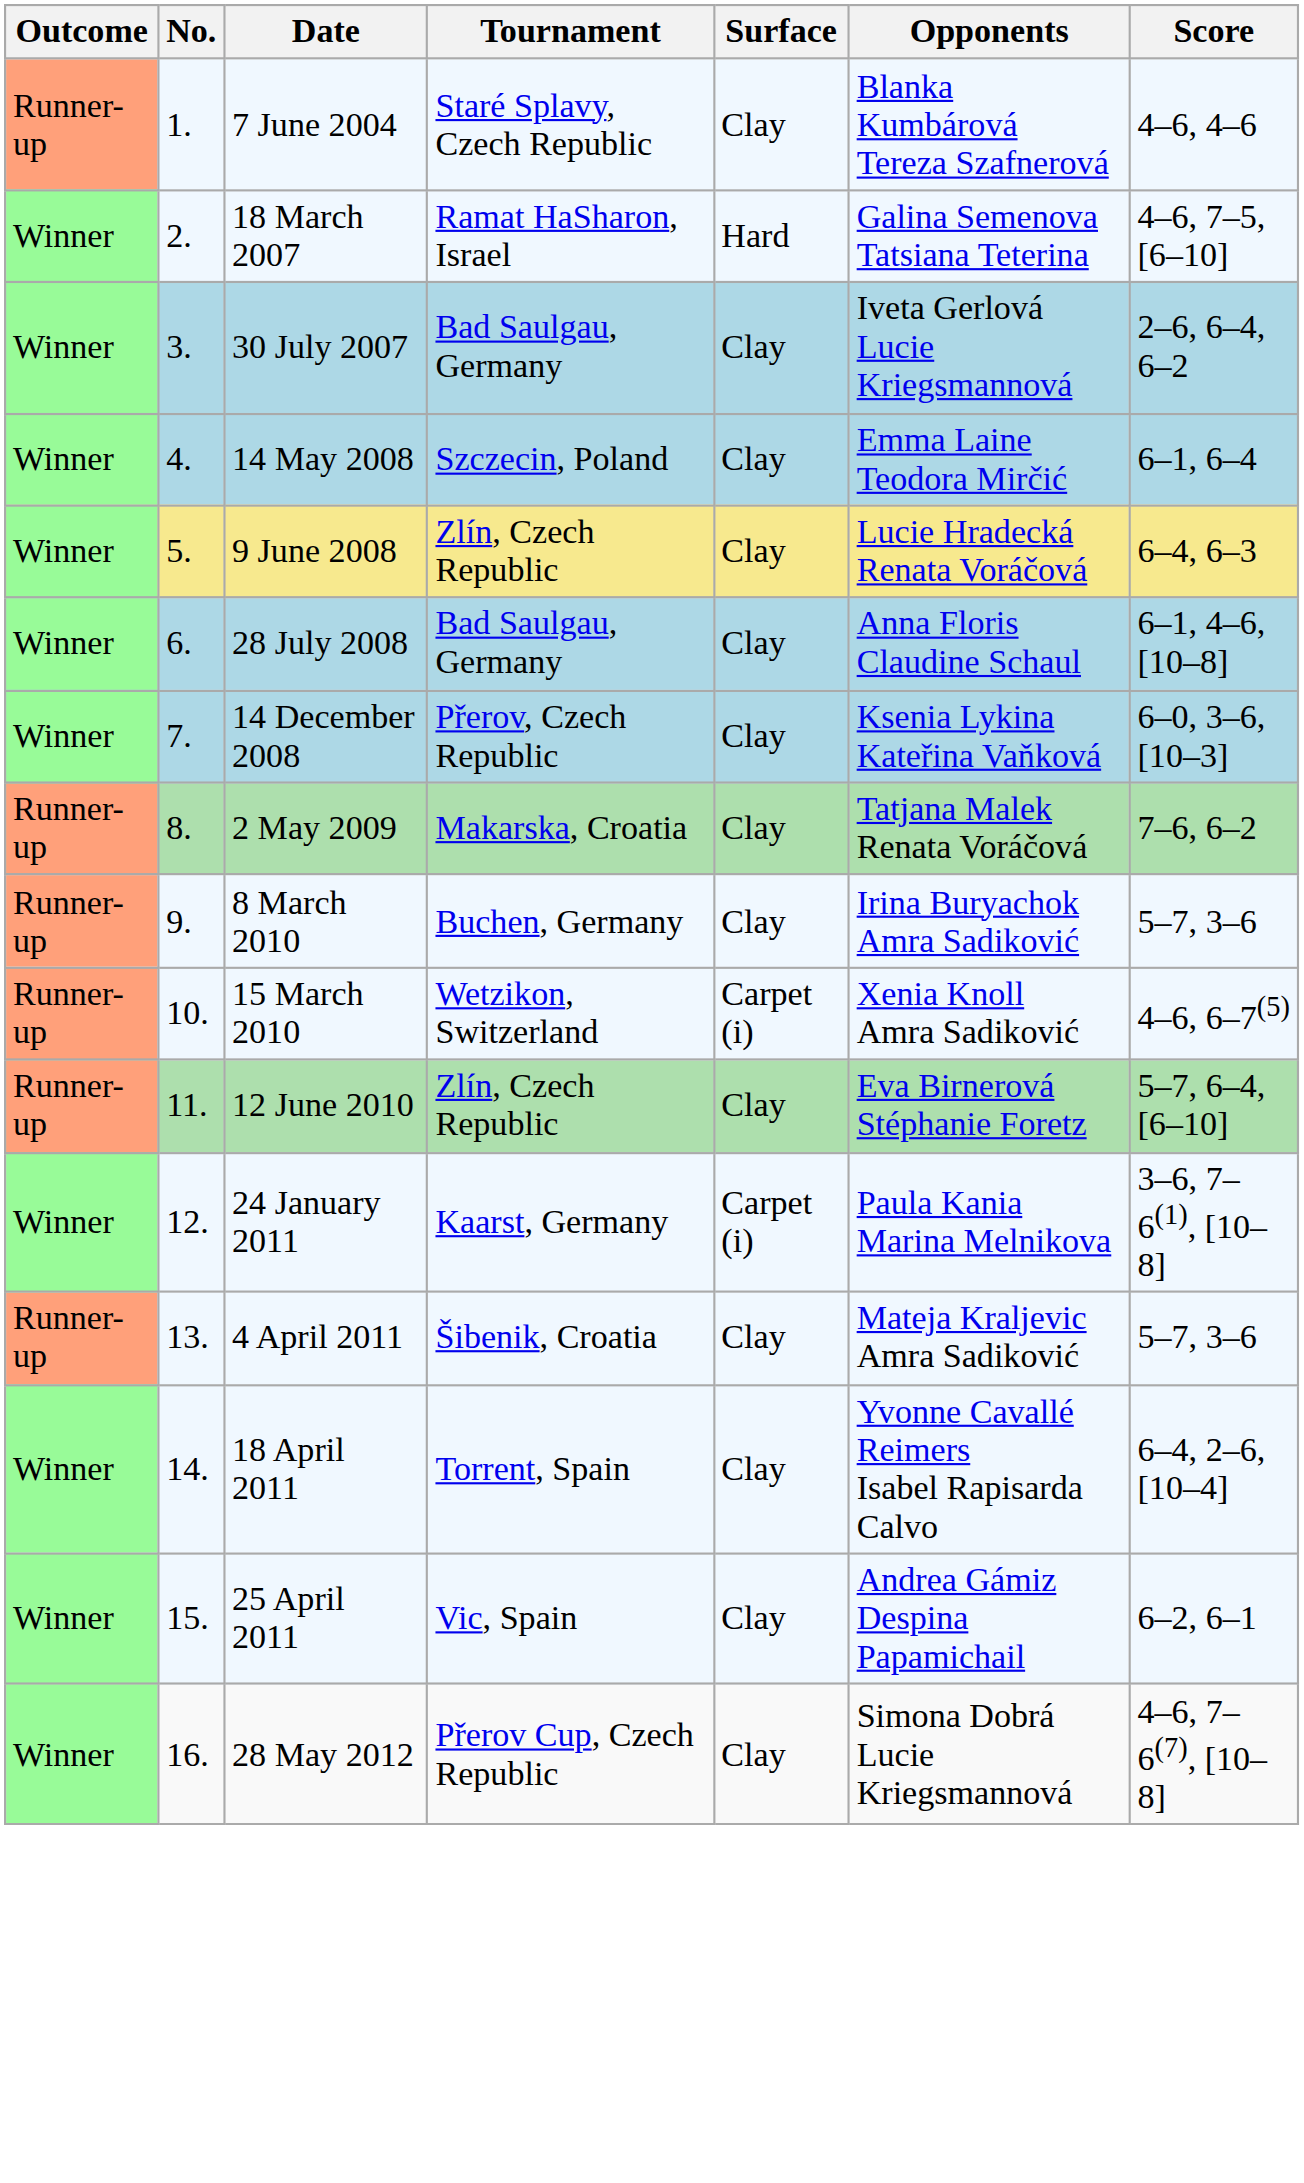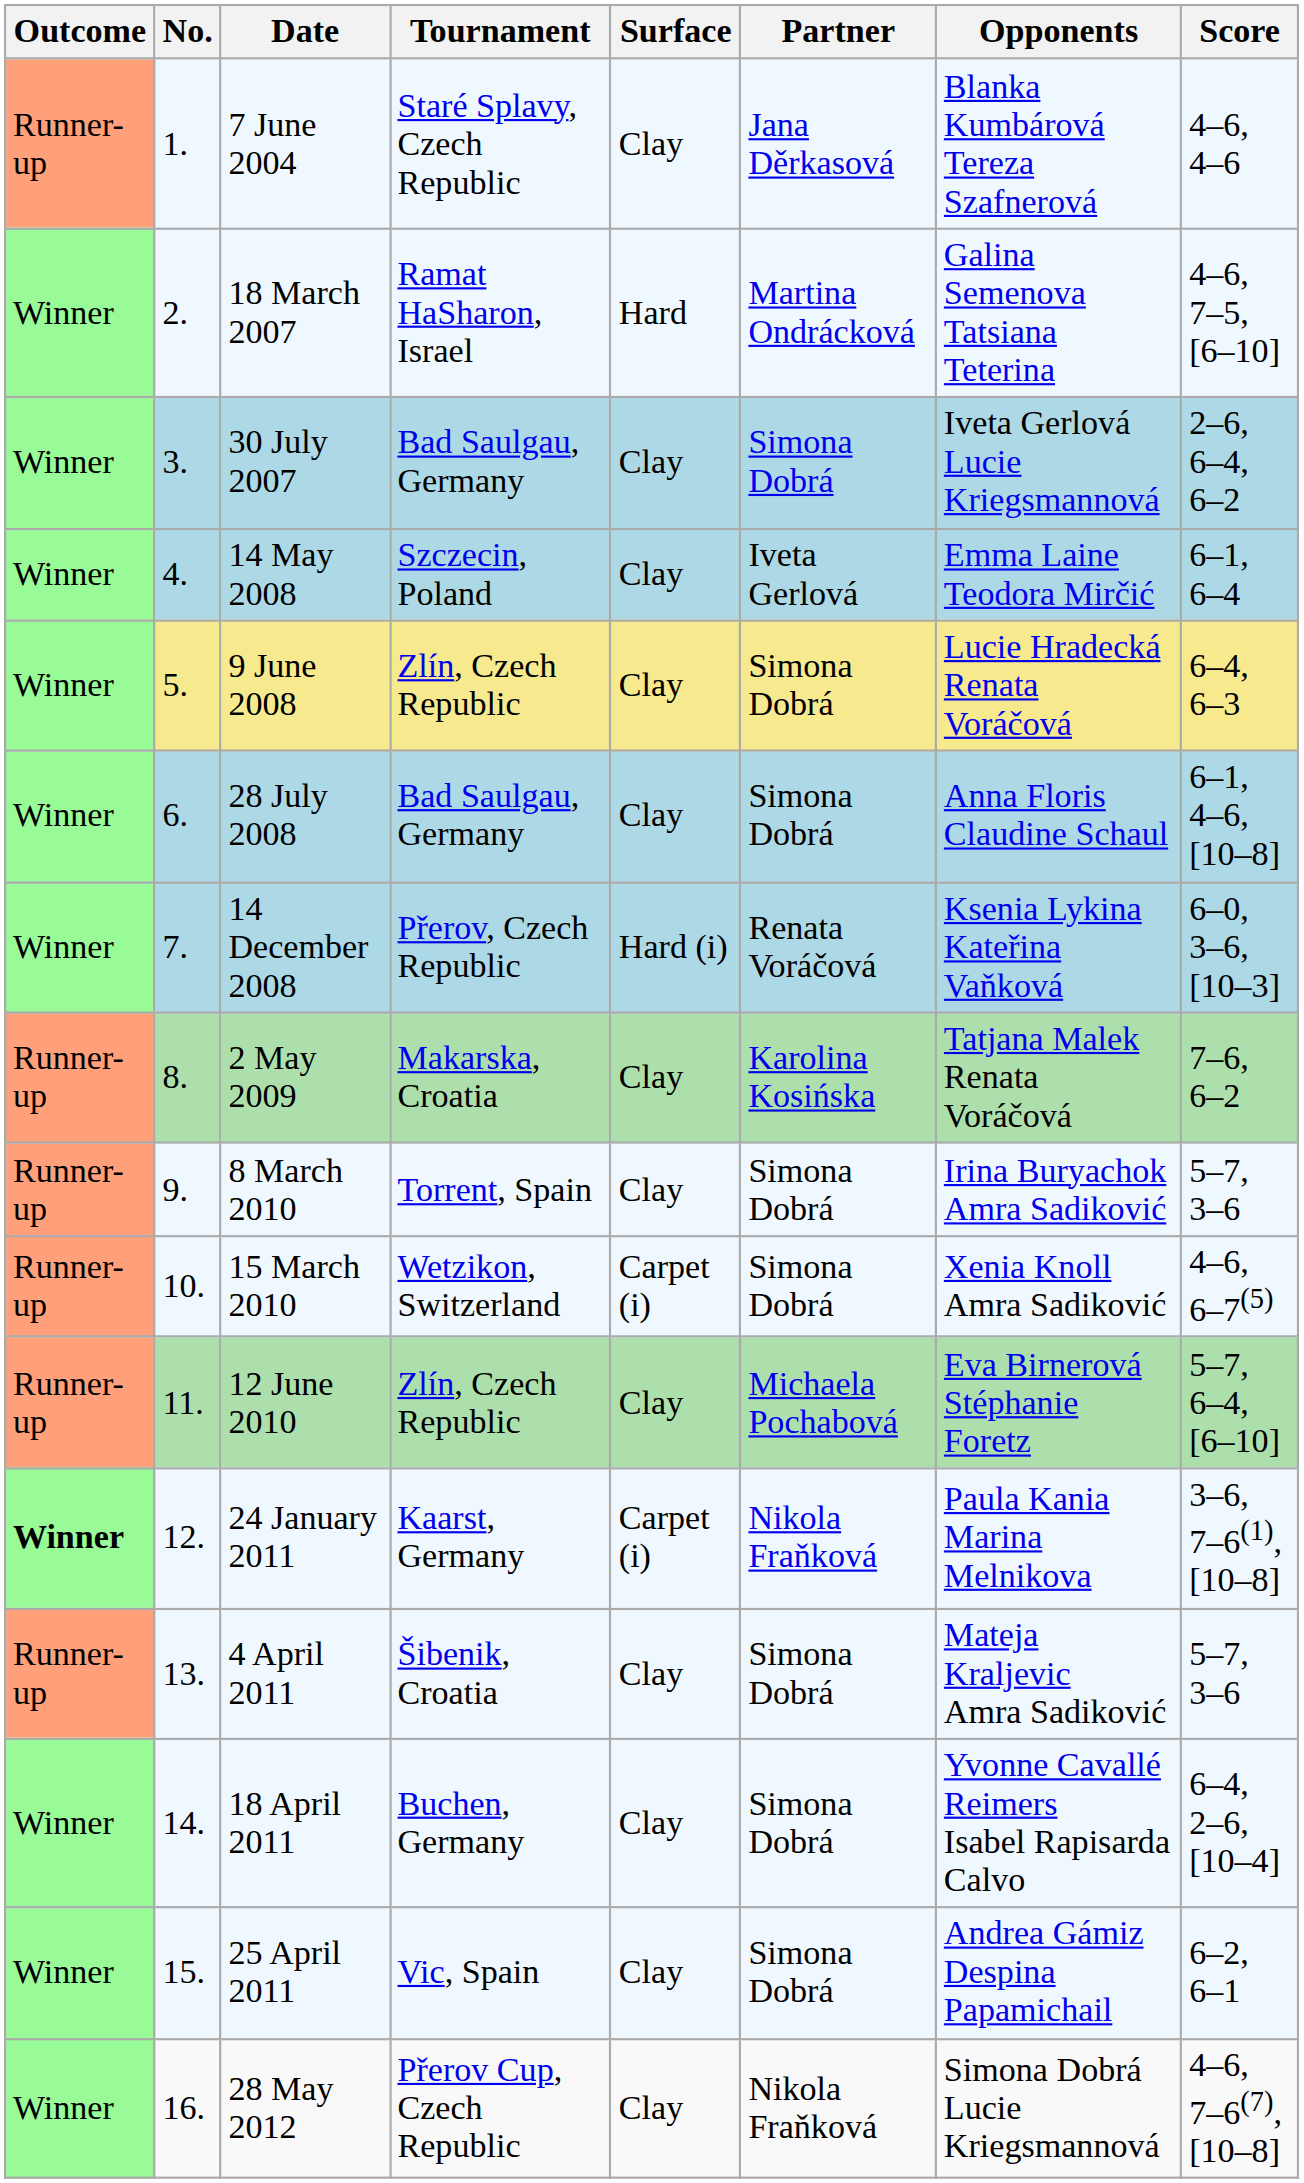+ column: (838, 31)
(754, 735) Clay -> (673, 946) Hard (i)
(559, 920) Buchen, Germany -> (495, 1188) Torrent, Spain
(63, 1221) normal -> (68, 1537) bold
(533, 1468) Torrent, Spain -> (461, 1822) Buchen, Germany
